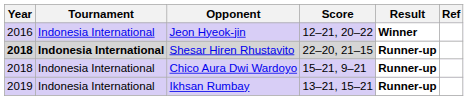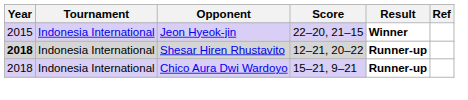(20, 32) 2016 -> (20, 32) 2015
(338, 32) 12–21, 20–22 -> (328, 32) 22–20, 21–15
(101, 50) bold -> (96, 50) normal
(338, 50) 22–20, 21–15 -> (328, 50) 12–21, 20–22
- row: (210, 87)
